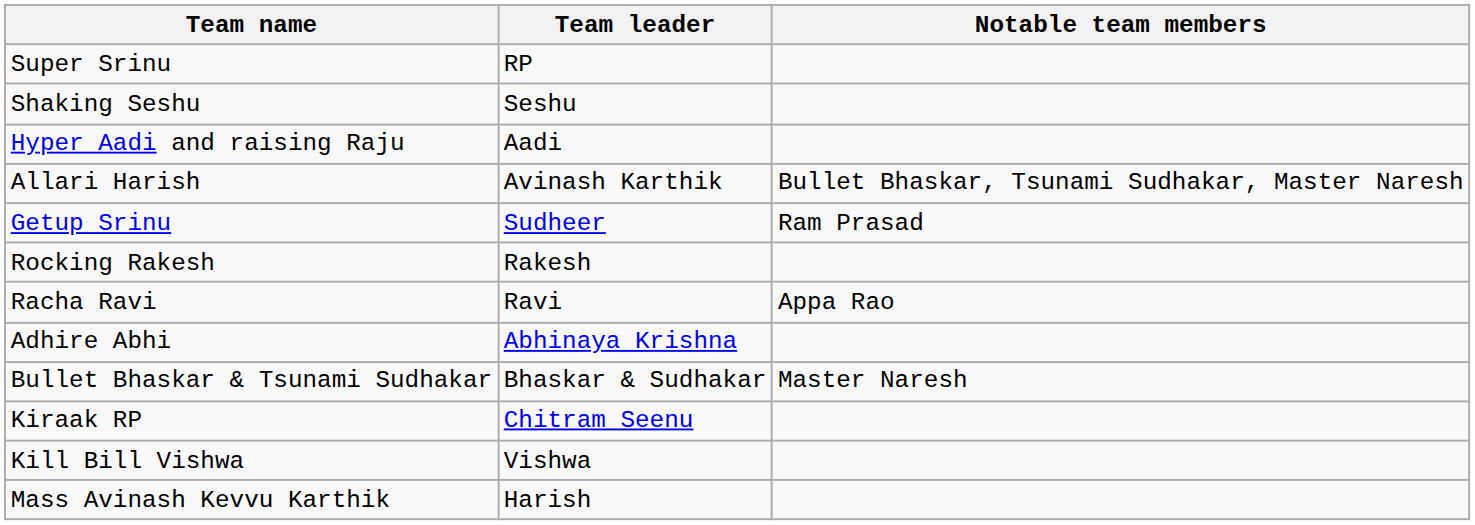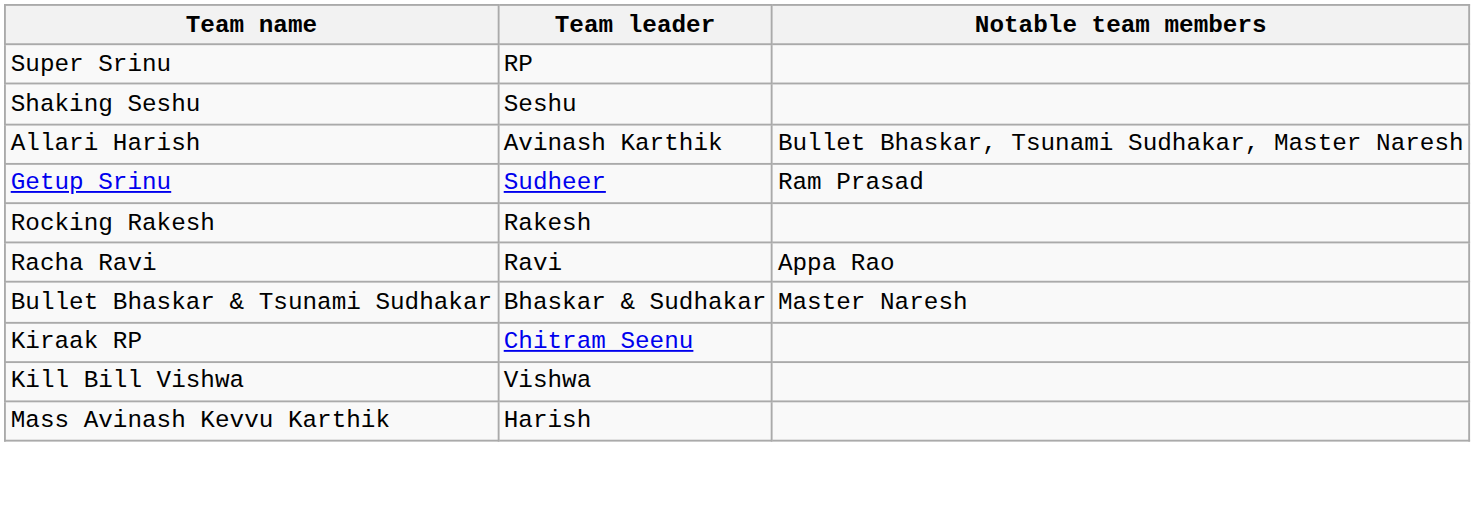- row: (208, 144)
- row: (91, 342)
